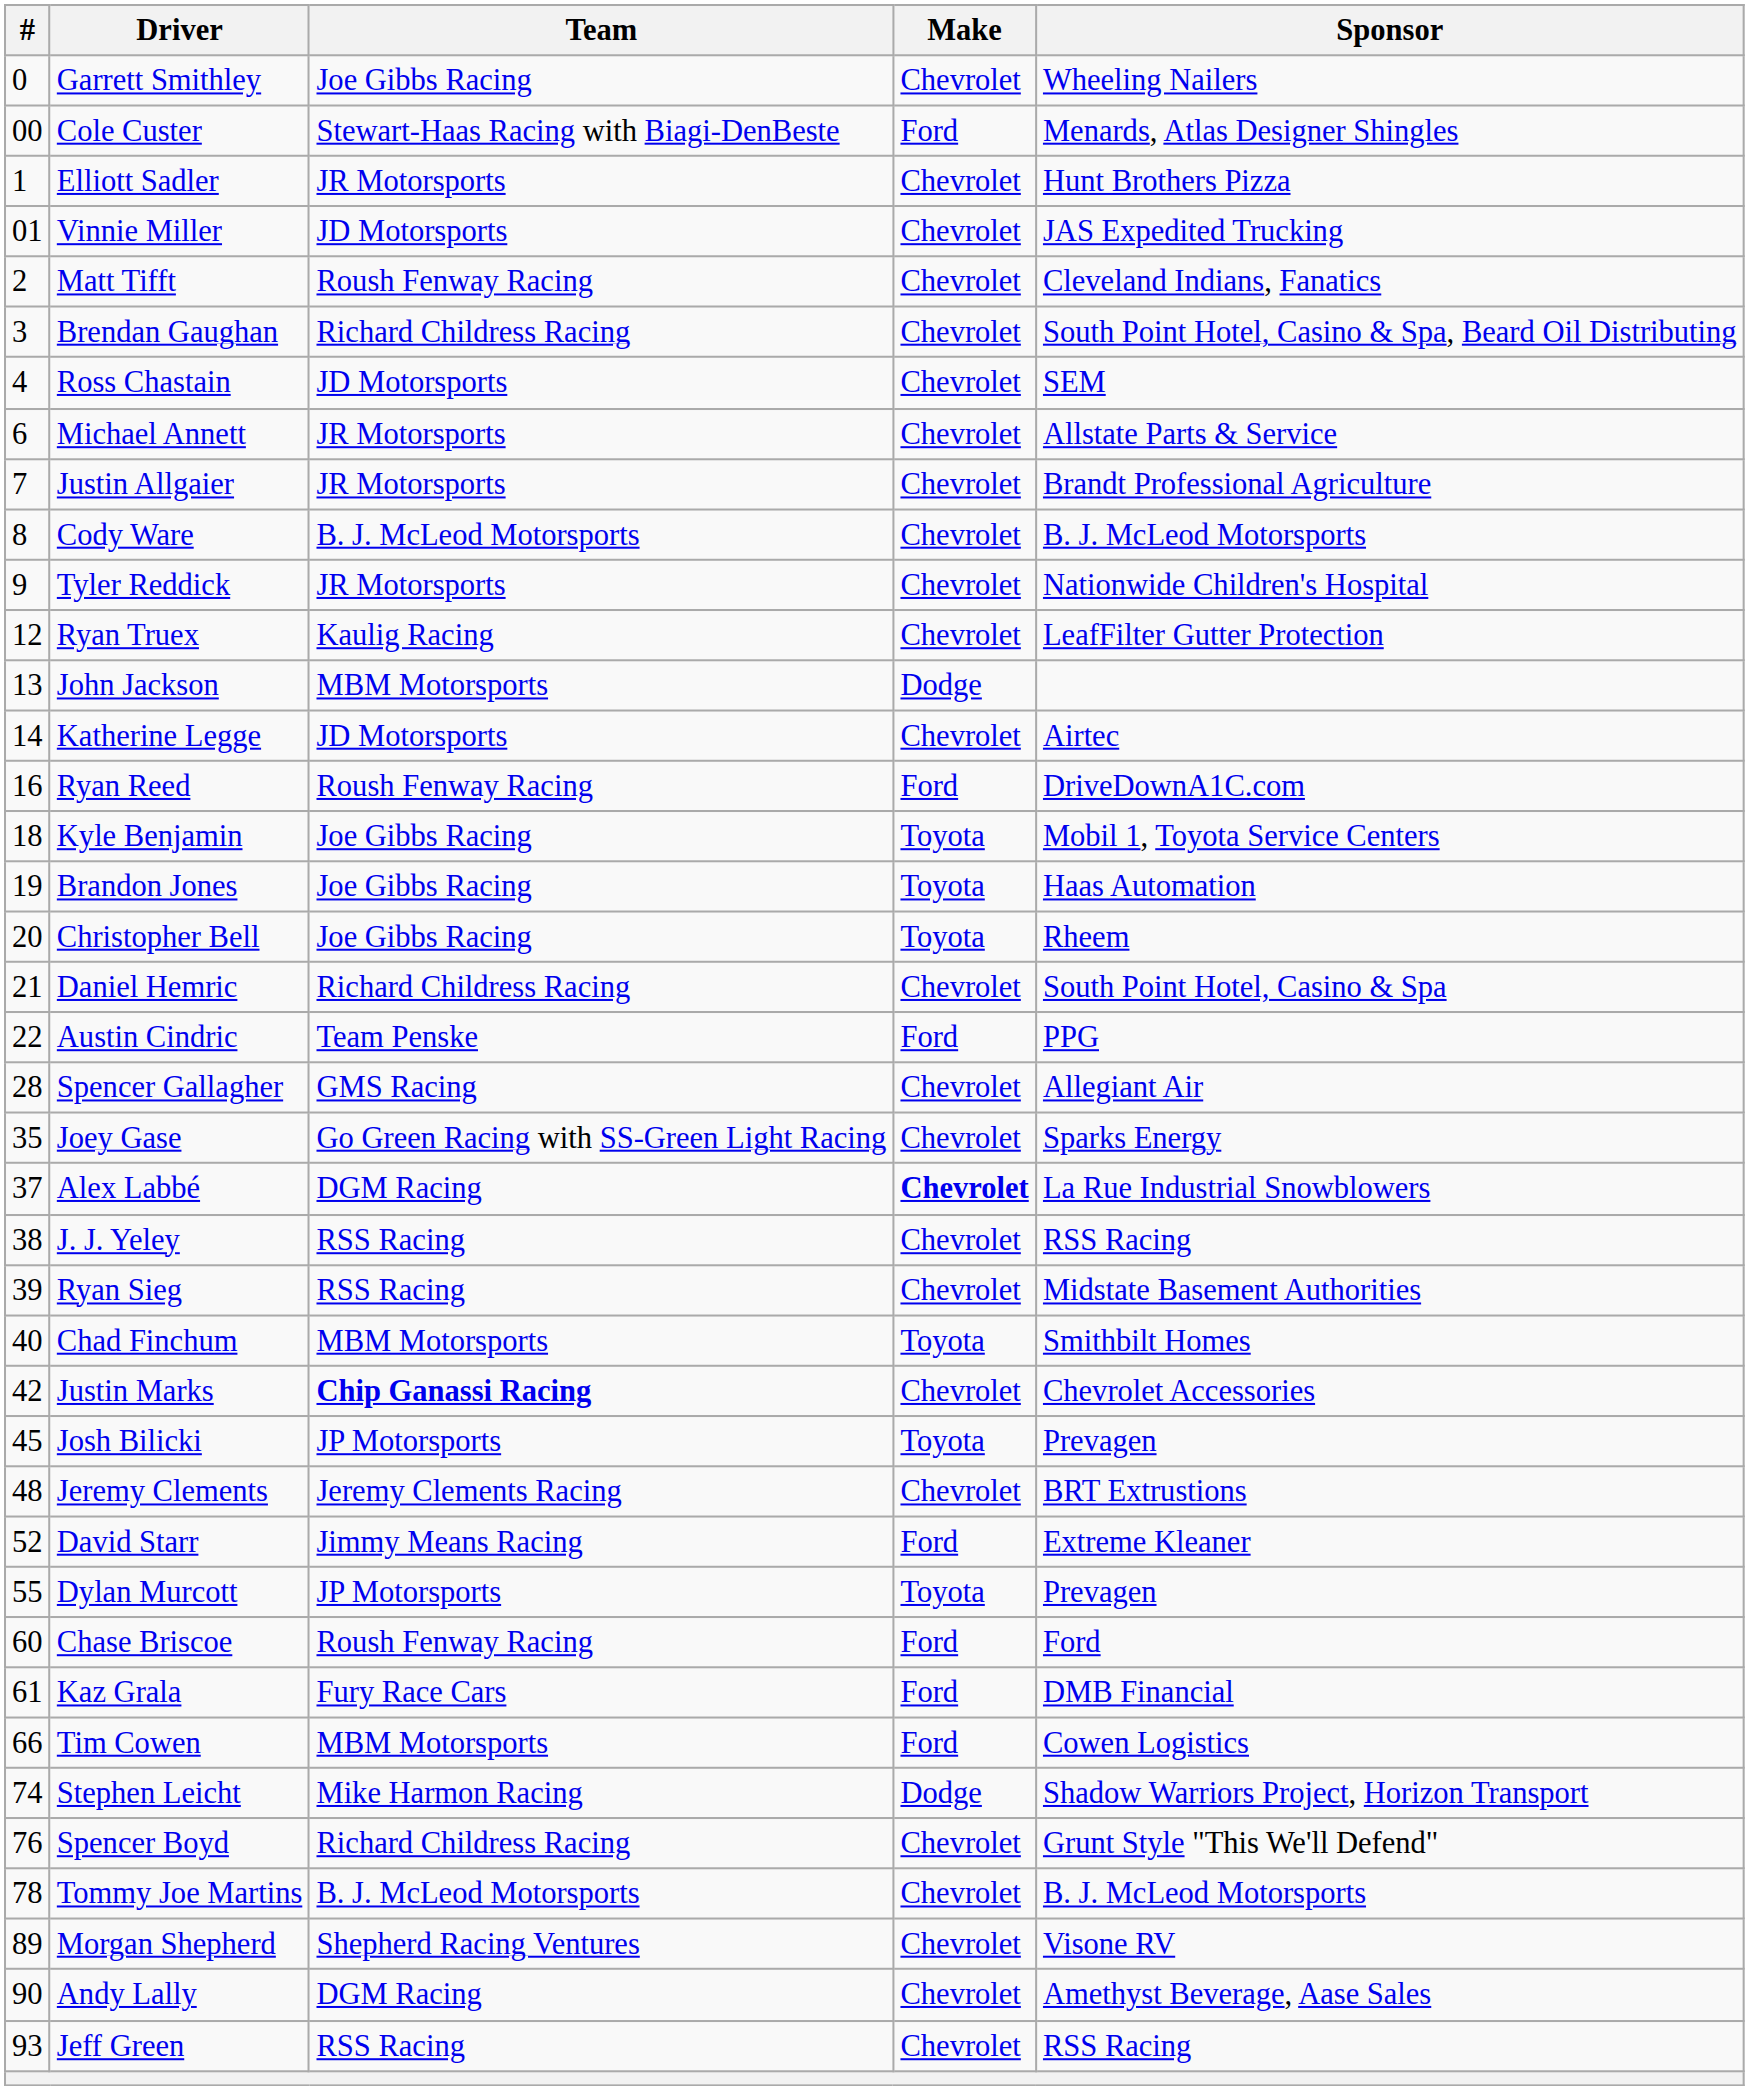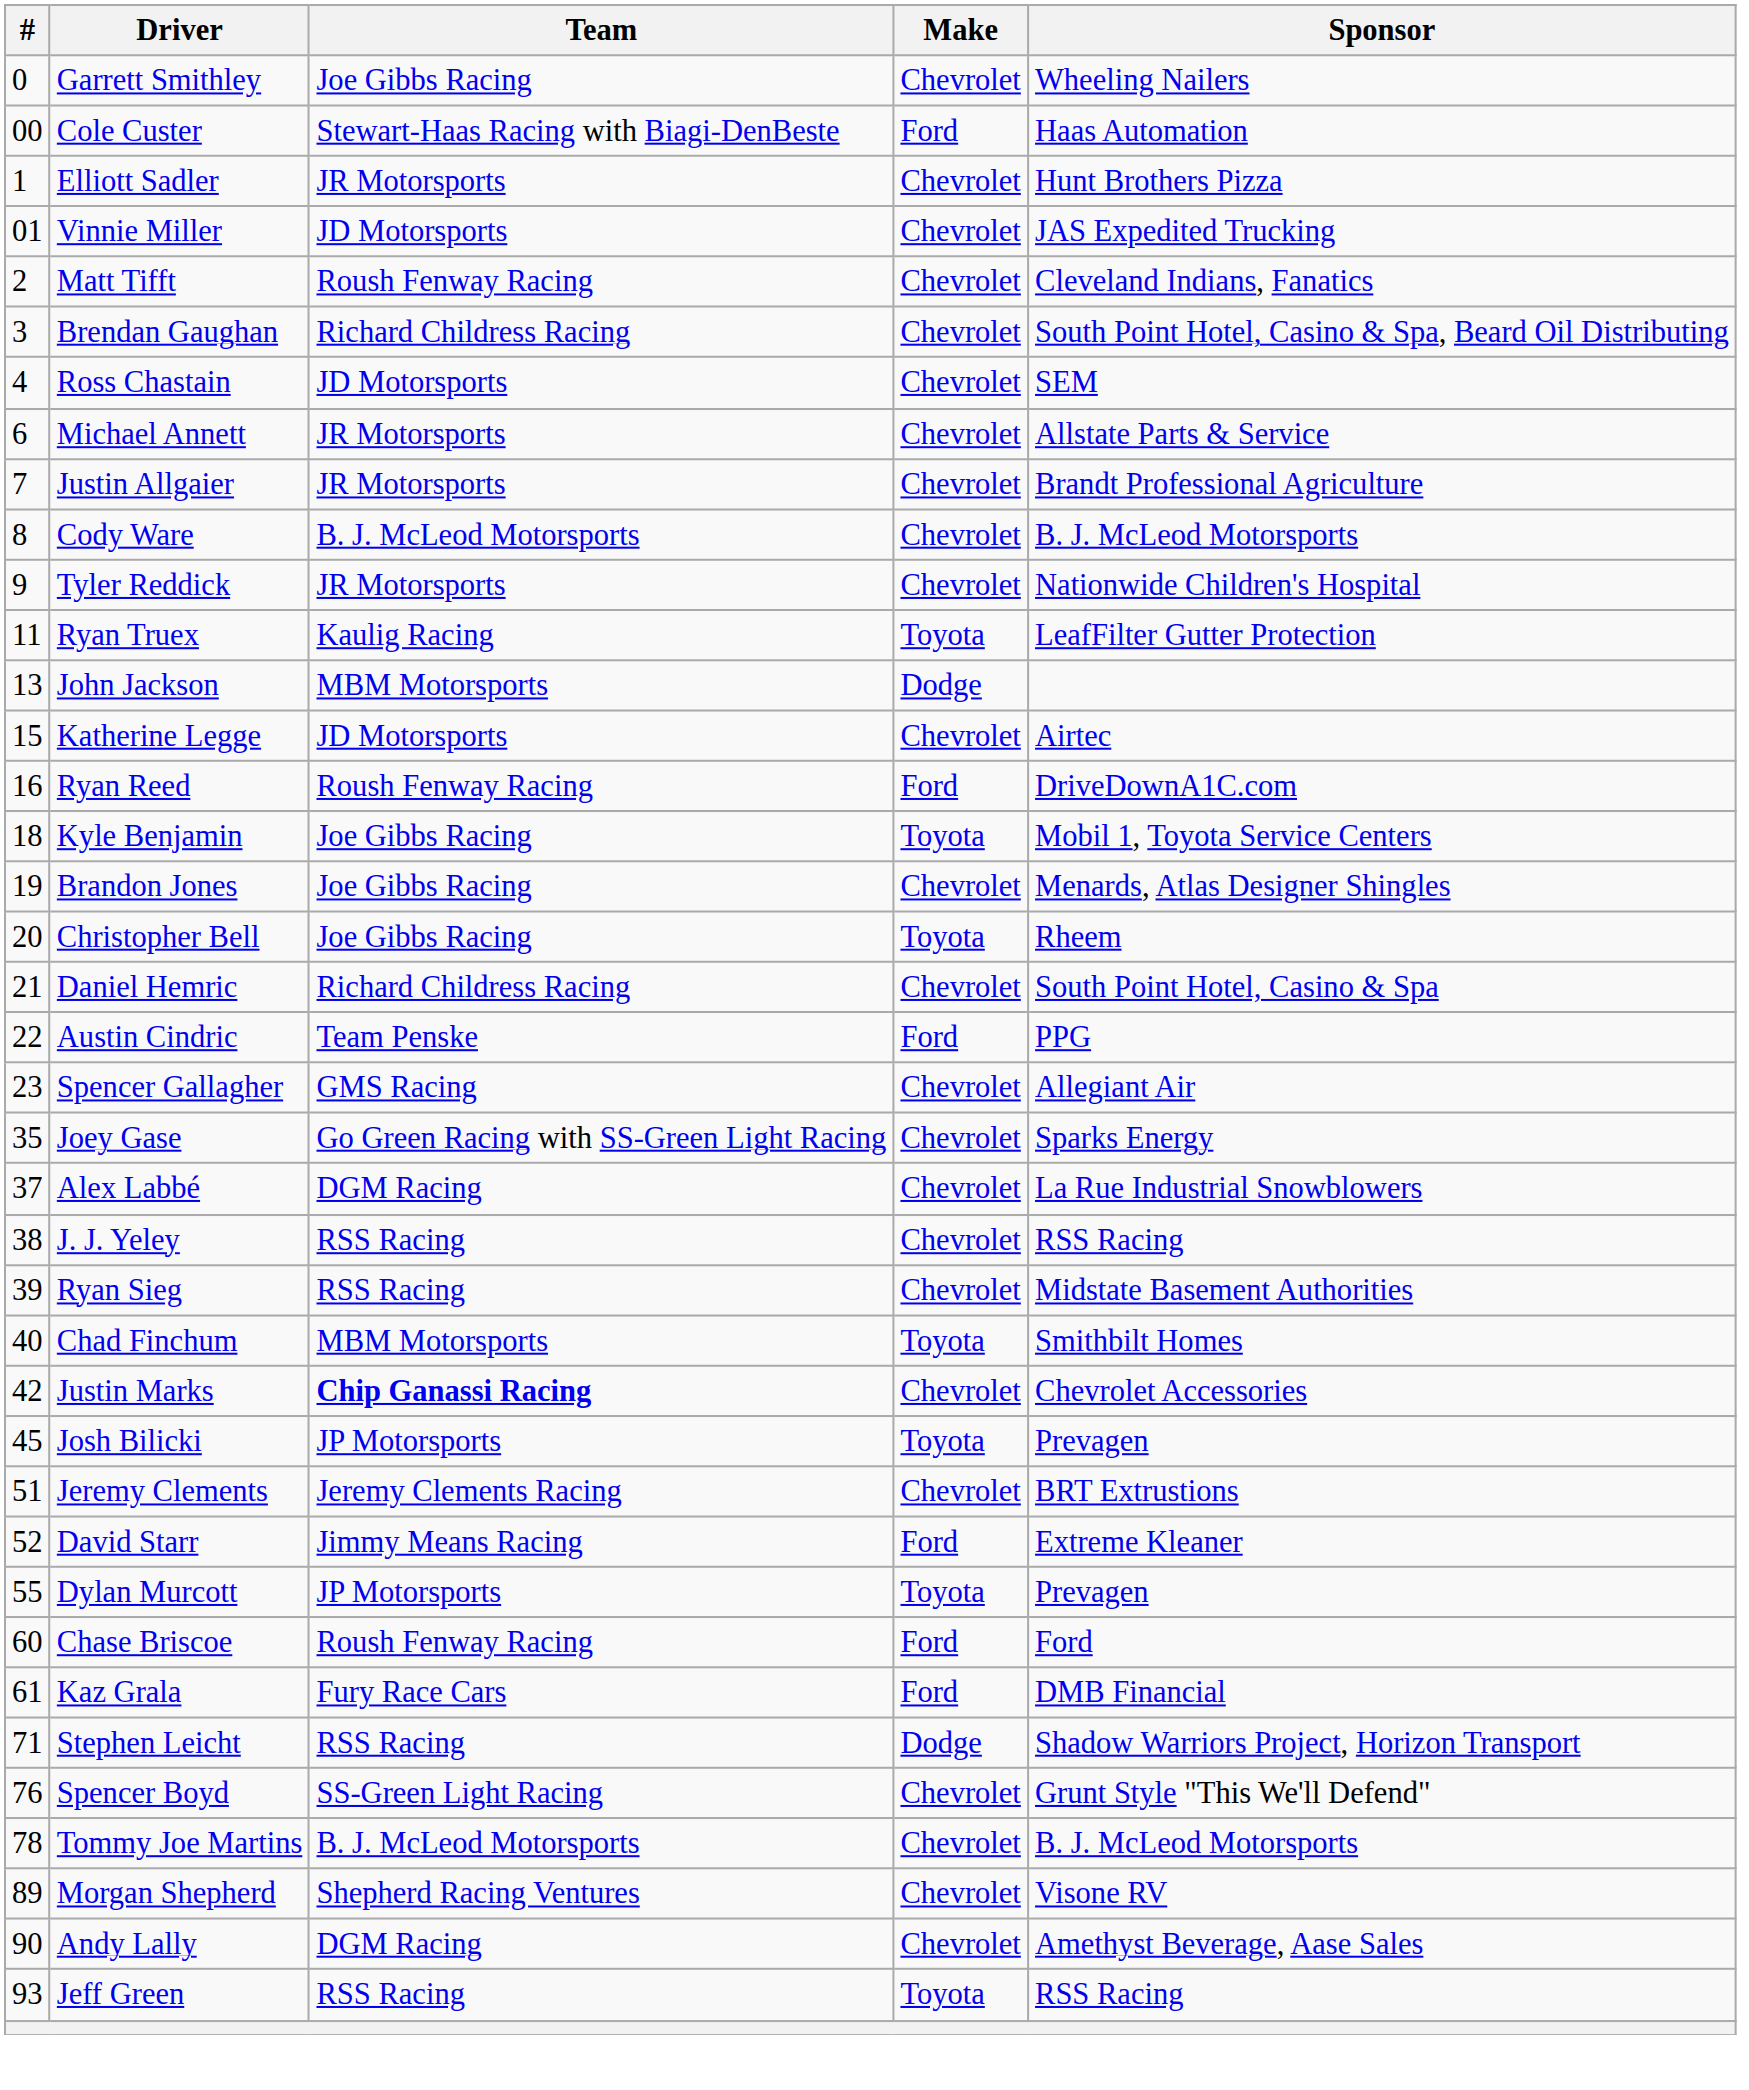(1251, 130) Menards, Atlas Designer Shingles -> (1141, 130) Haas Automation
(27, 634) 12 -> (27, 634) 11
(961, 634) Chevrolet -> (943, 634) Toyota
(27, 735) 14 -> (27, 735) 15
(943, 886) Toyota -> (961, 886) Chevrolet
(1149, 886) Haas Automation -> (1243, 886) Menards, Atlas Designer Shingles
(27, 1087) 28 -> (27, 1087) 23
(965, 1188) bold -> (961, 1188) normal
(27, 1490) 48 -> (27, 1490) 51
- row: (129, 1742)
(27, 1793) 74 -> (27, 1742) 71
(450, 1793) Mike Harmon Racing -> (391, 1742) RSS Racing
(473, 1843) Richard Childress Racing -> (460, 1793) SS-Green Light Racing
(961, 2044) Chevrolet -> (943, 1994) Toyota
